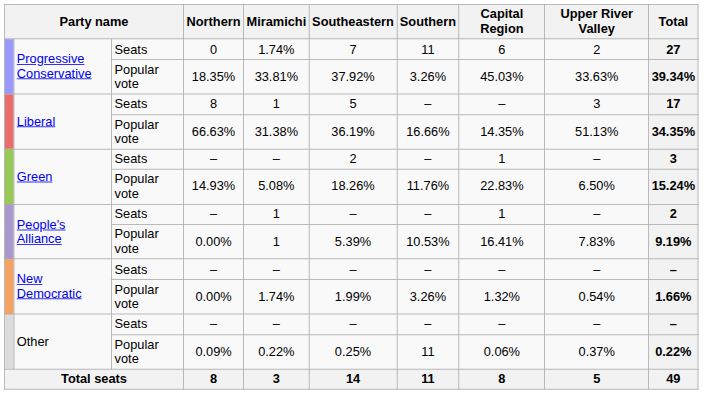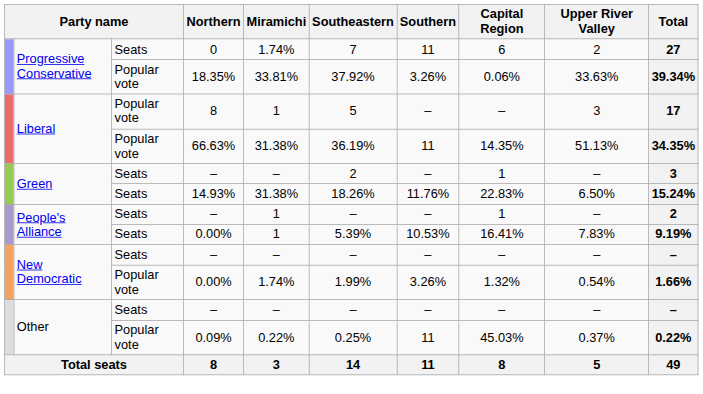(502, 76) 45.03% -> (502, 76) 0.06%
(131, 104) Seats -> (137, 111) Popular vote
(428, 131) 16.66% -> (428, 146) 11
(137, 186) Popular vote -> (131, 194) Seats
(276, 186) 5.08% -> (276, 194) 31.38%
(137, 241) Popular vote -> (131, 234) Seats
(502, 351) 0.06% -> (502, 337) 45.03%
